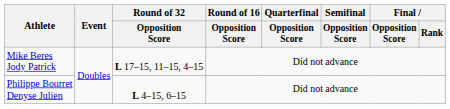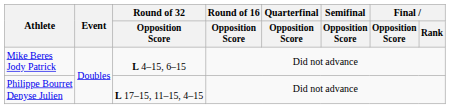(159, 67) L 17–15, 11–15, 4–15 -> (159, 67) L 4–15, 6–15
(159, 95) L 4–15, 6–15 -> (159, 95) L 17–15, 11–15, 4–15
